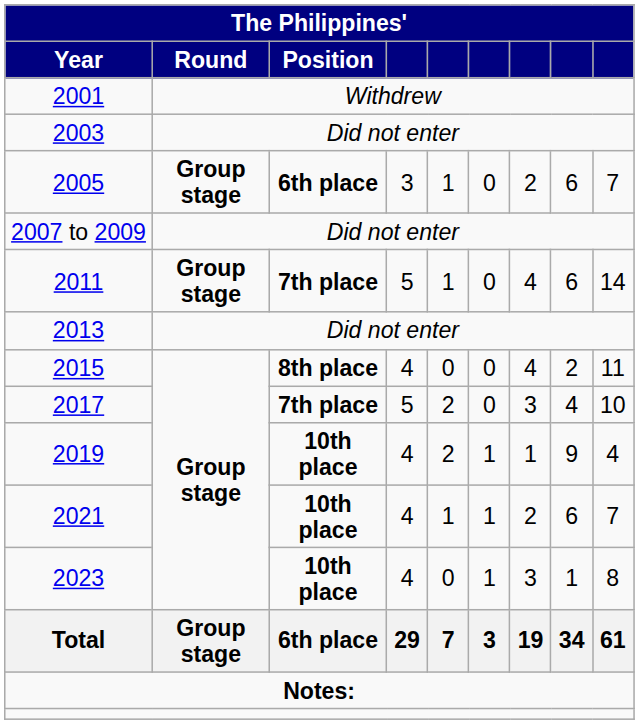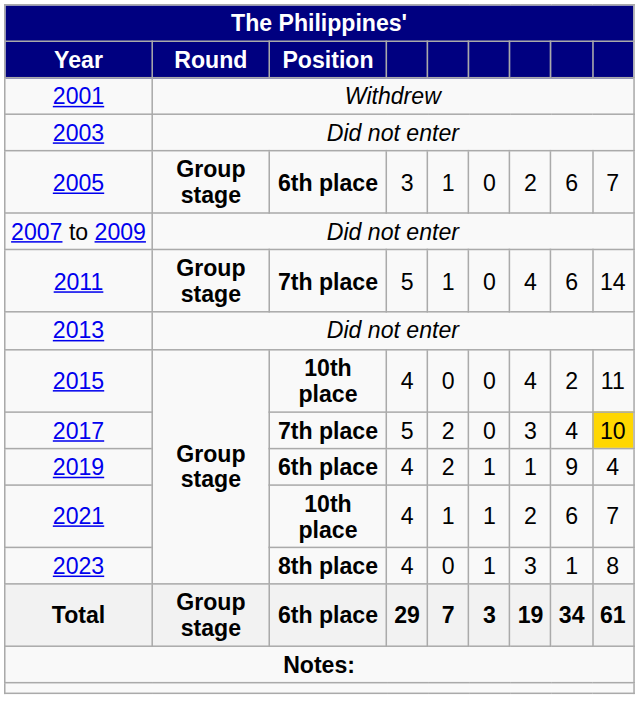(328, 368) 8th place -> (328, 380) 10th place
(613, 404) no background -> (613, 430) gold background
(328, 454) 10th place -> (328, 467) 6th place
(328, 578) 10th place -> (328, 565) 8th place
